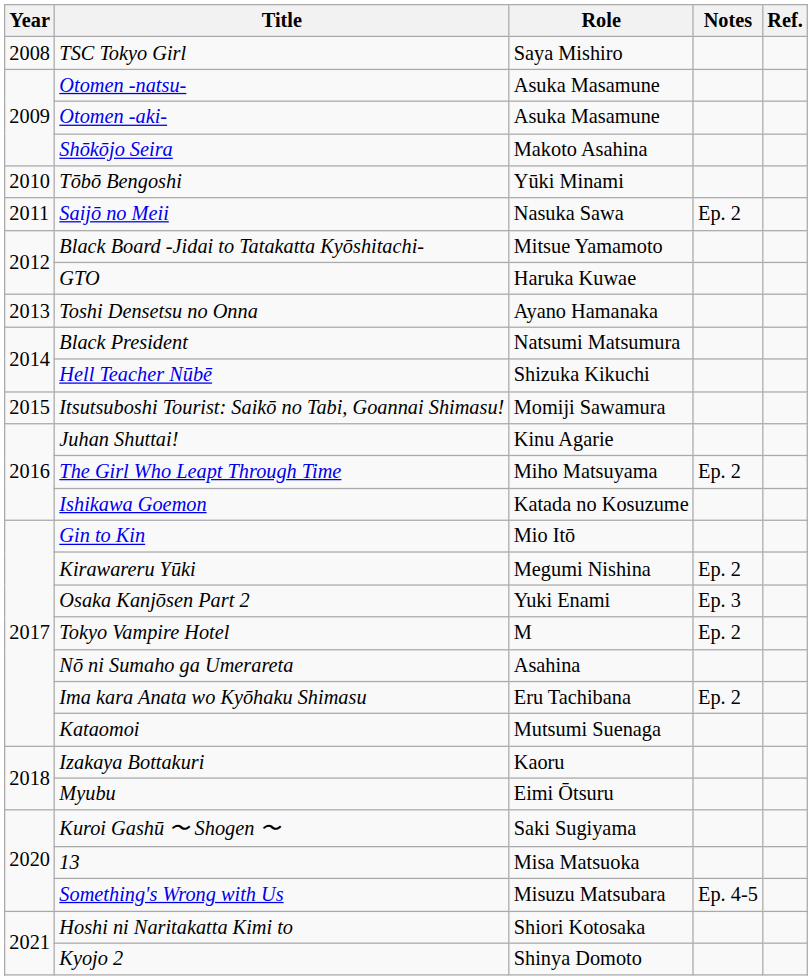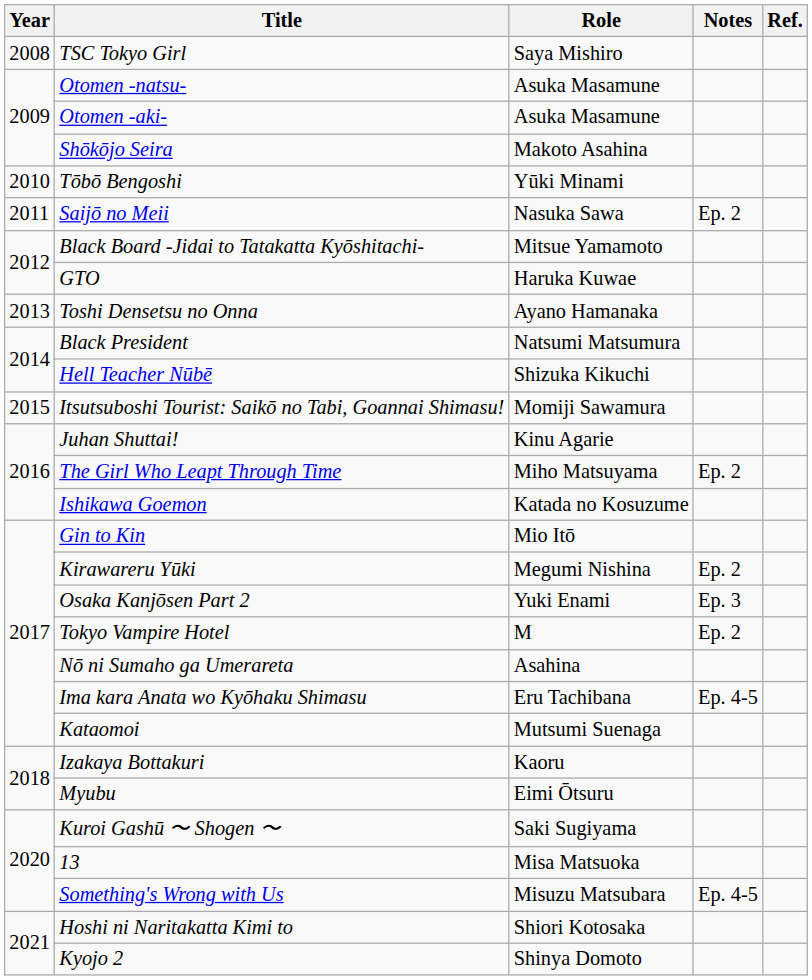(719, 697) Ep. 2 -> (728, 697) Ep. 4-5
